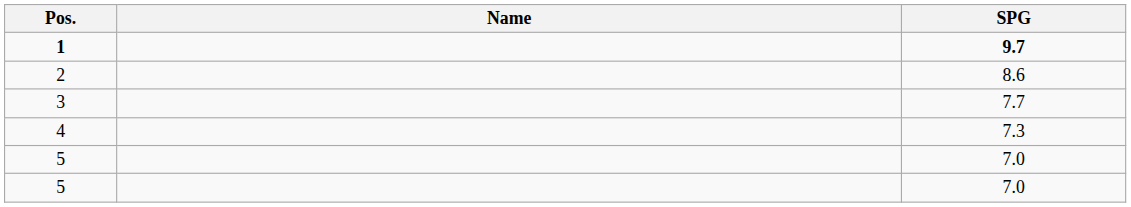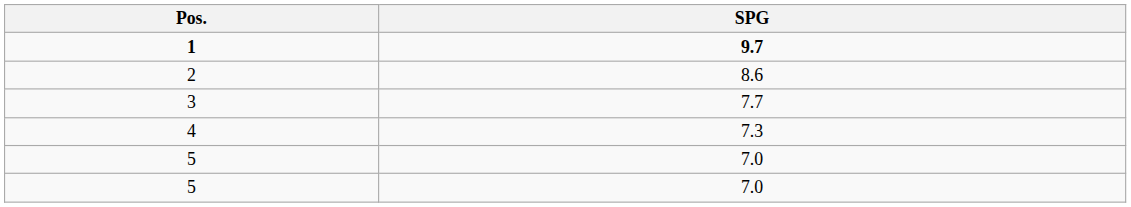- column: (509, 18)
